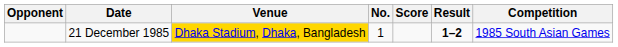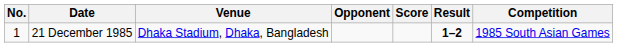columns swapped: (380, 13) <-> (35, 13)
(270, 32) gold background -> (233, 32) no background
